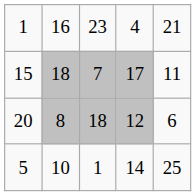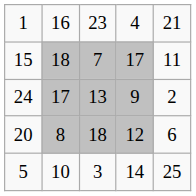+ row: (23, 97)
(98, 167) 1 -> (98, 171) 3
